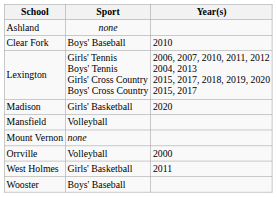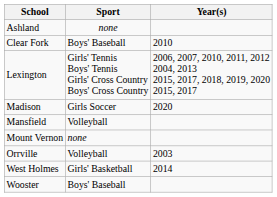(100, 107) Girls' Basketball -> (92, 107) Girls Soccer
(163, 153) 2000 -> (163, 153) 2003
(163, 169) 2011 -> (163, 169) 2014
